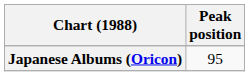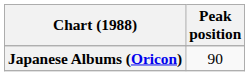(215, 58) 95 -> (215, 58) 90
